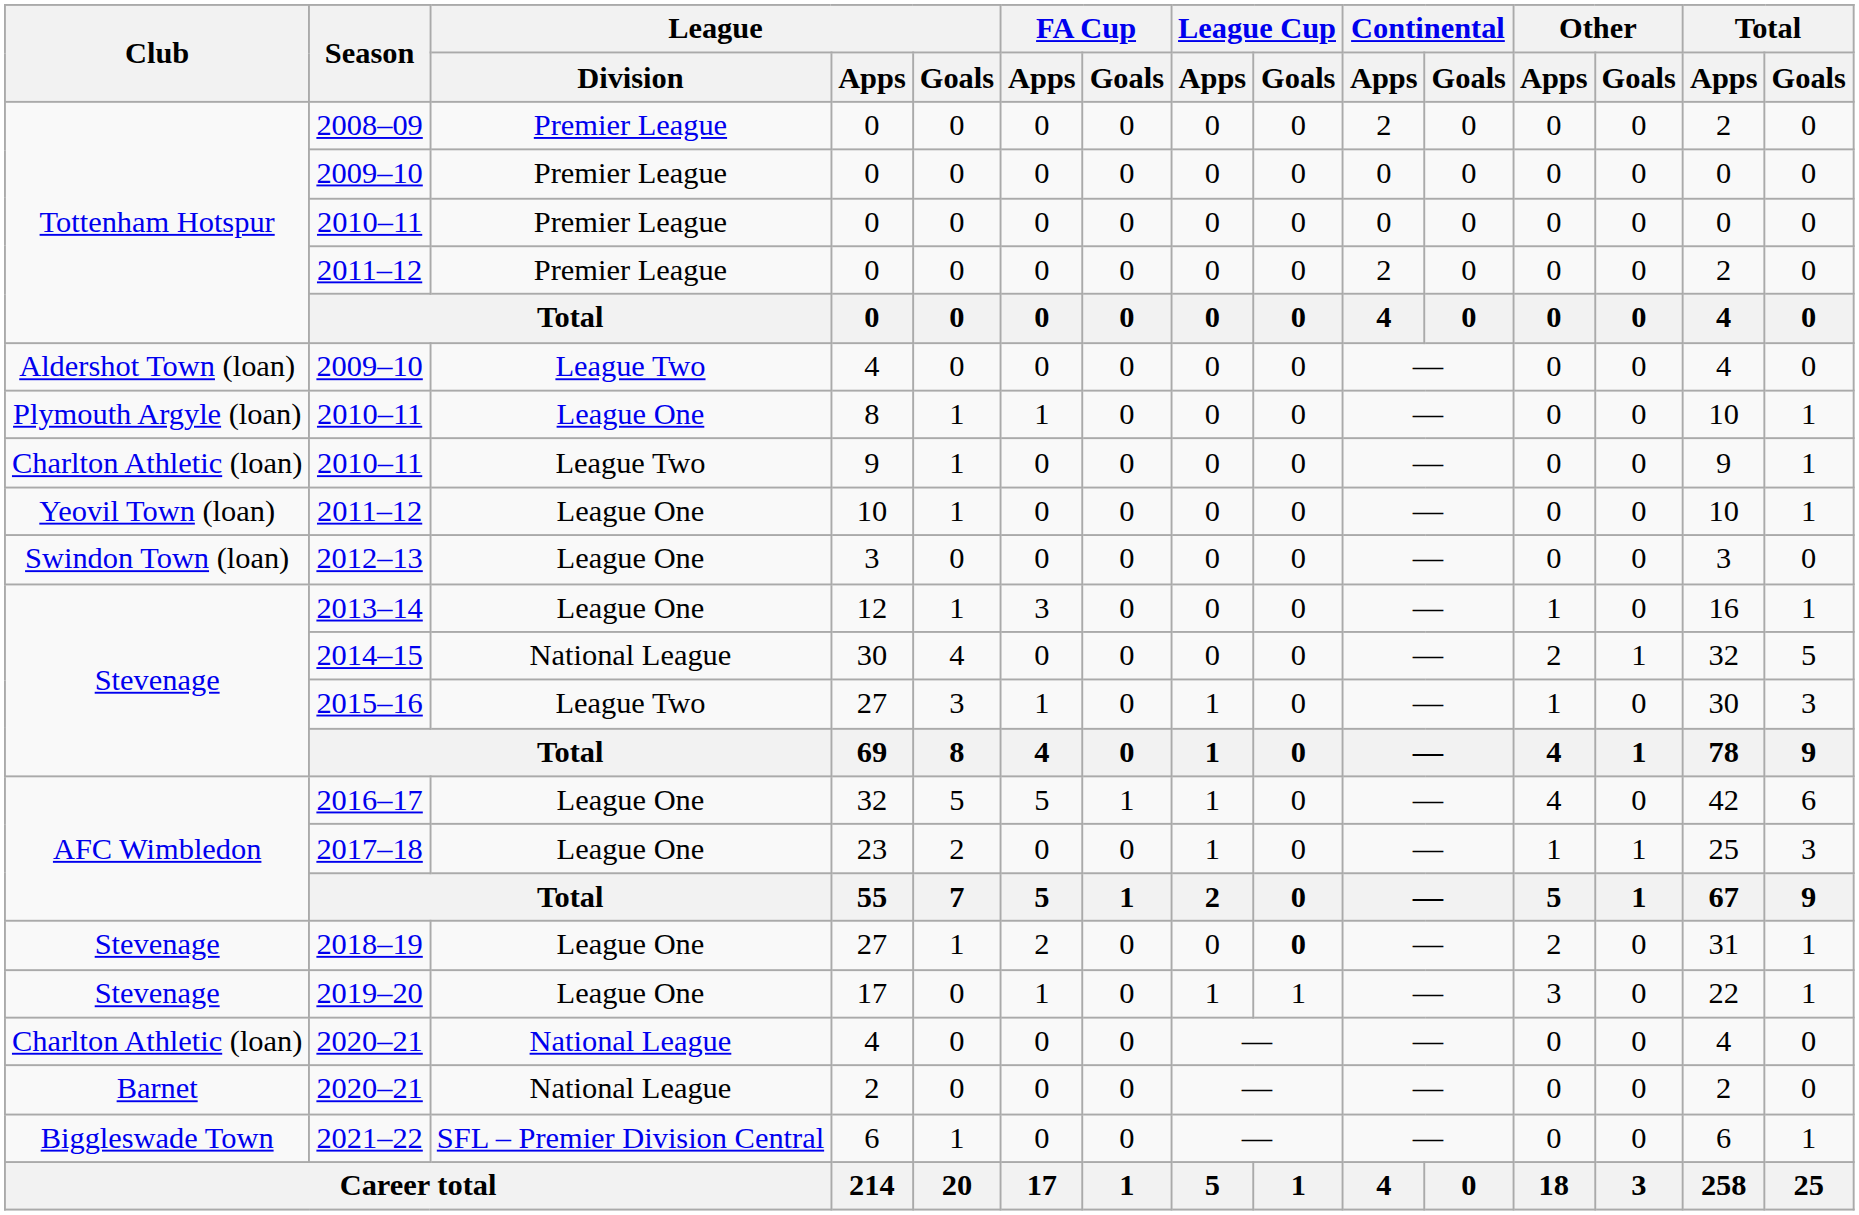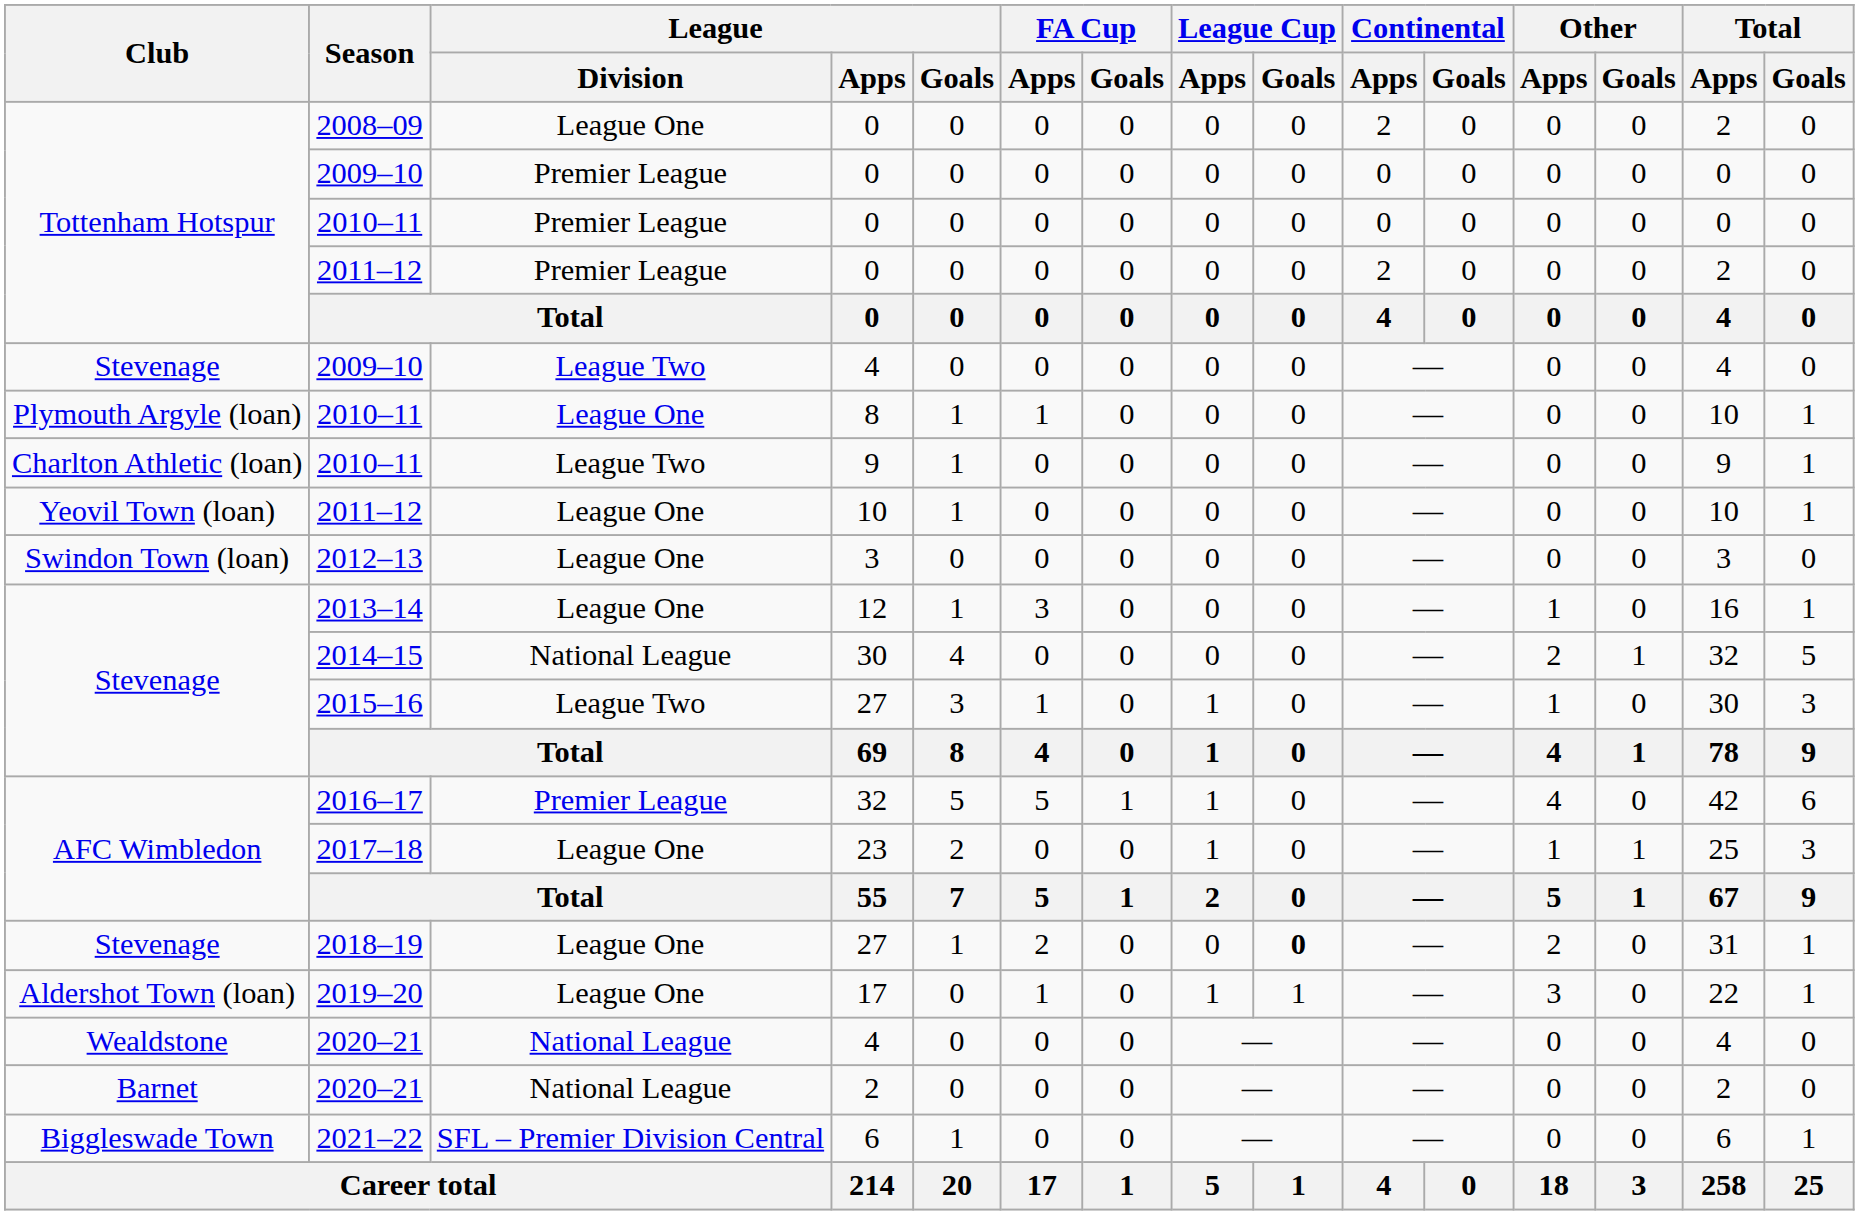(630, 125) Premier League -> (630, 125) League One
(157, 366) Aldershot Town (loan) -> (157, 366) Stevenage
(630, 800) League One -> (630, 800) Premier League
(157, 992) Stevenage -> (157, 992) Aldershot Town (loan)
(157, 1041) Charlton Athletic (loan) -> (157, 1041) Wealdstone
